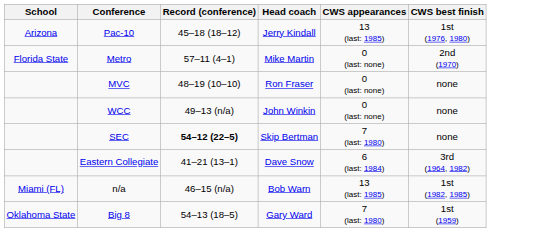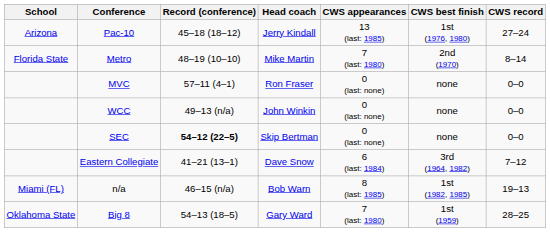+ column: (516, 12)
(209, 58) 57–11 (4–1) -> (209, 58) 48–19 (10–10)
(364, 58) 0 (last: none) -> (364, 58) 7 (last: 1980)
(209, 84) 48–19 (10–10) -> (209, 84) 57–11 (4–1)
(364, 136) 7 (last: 1980) -> (364, 136) 0 (last: none)
(364, 188) 13 (last: 1985) -> (364, 188) 8 (last: 1985)
